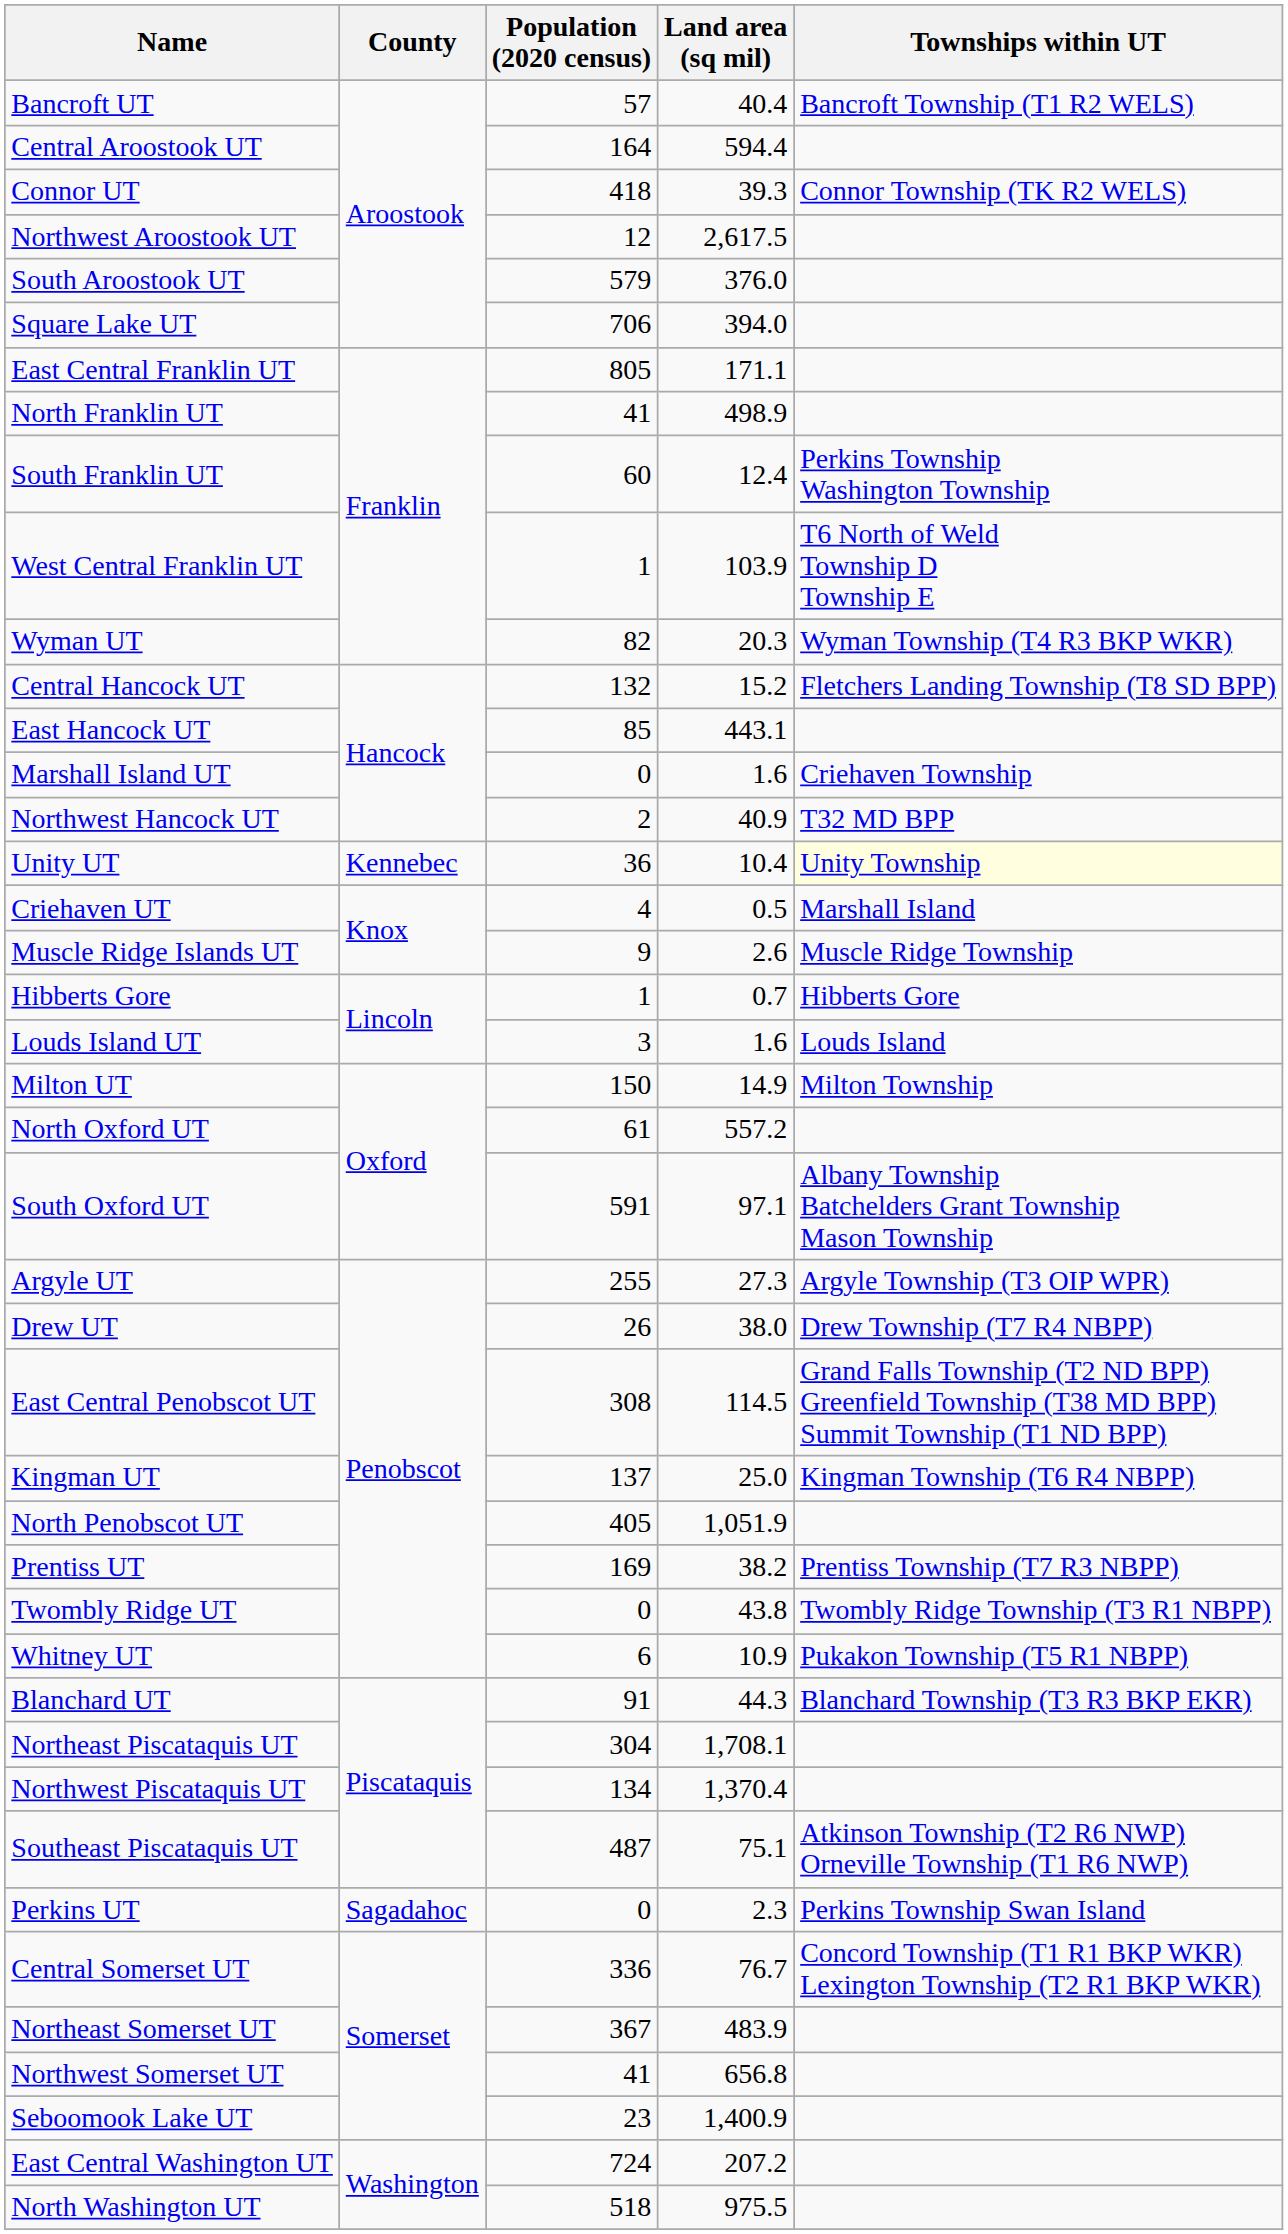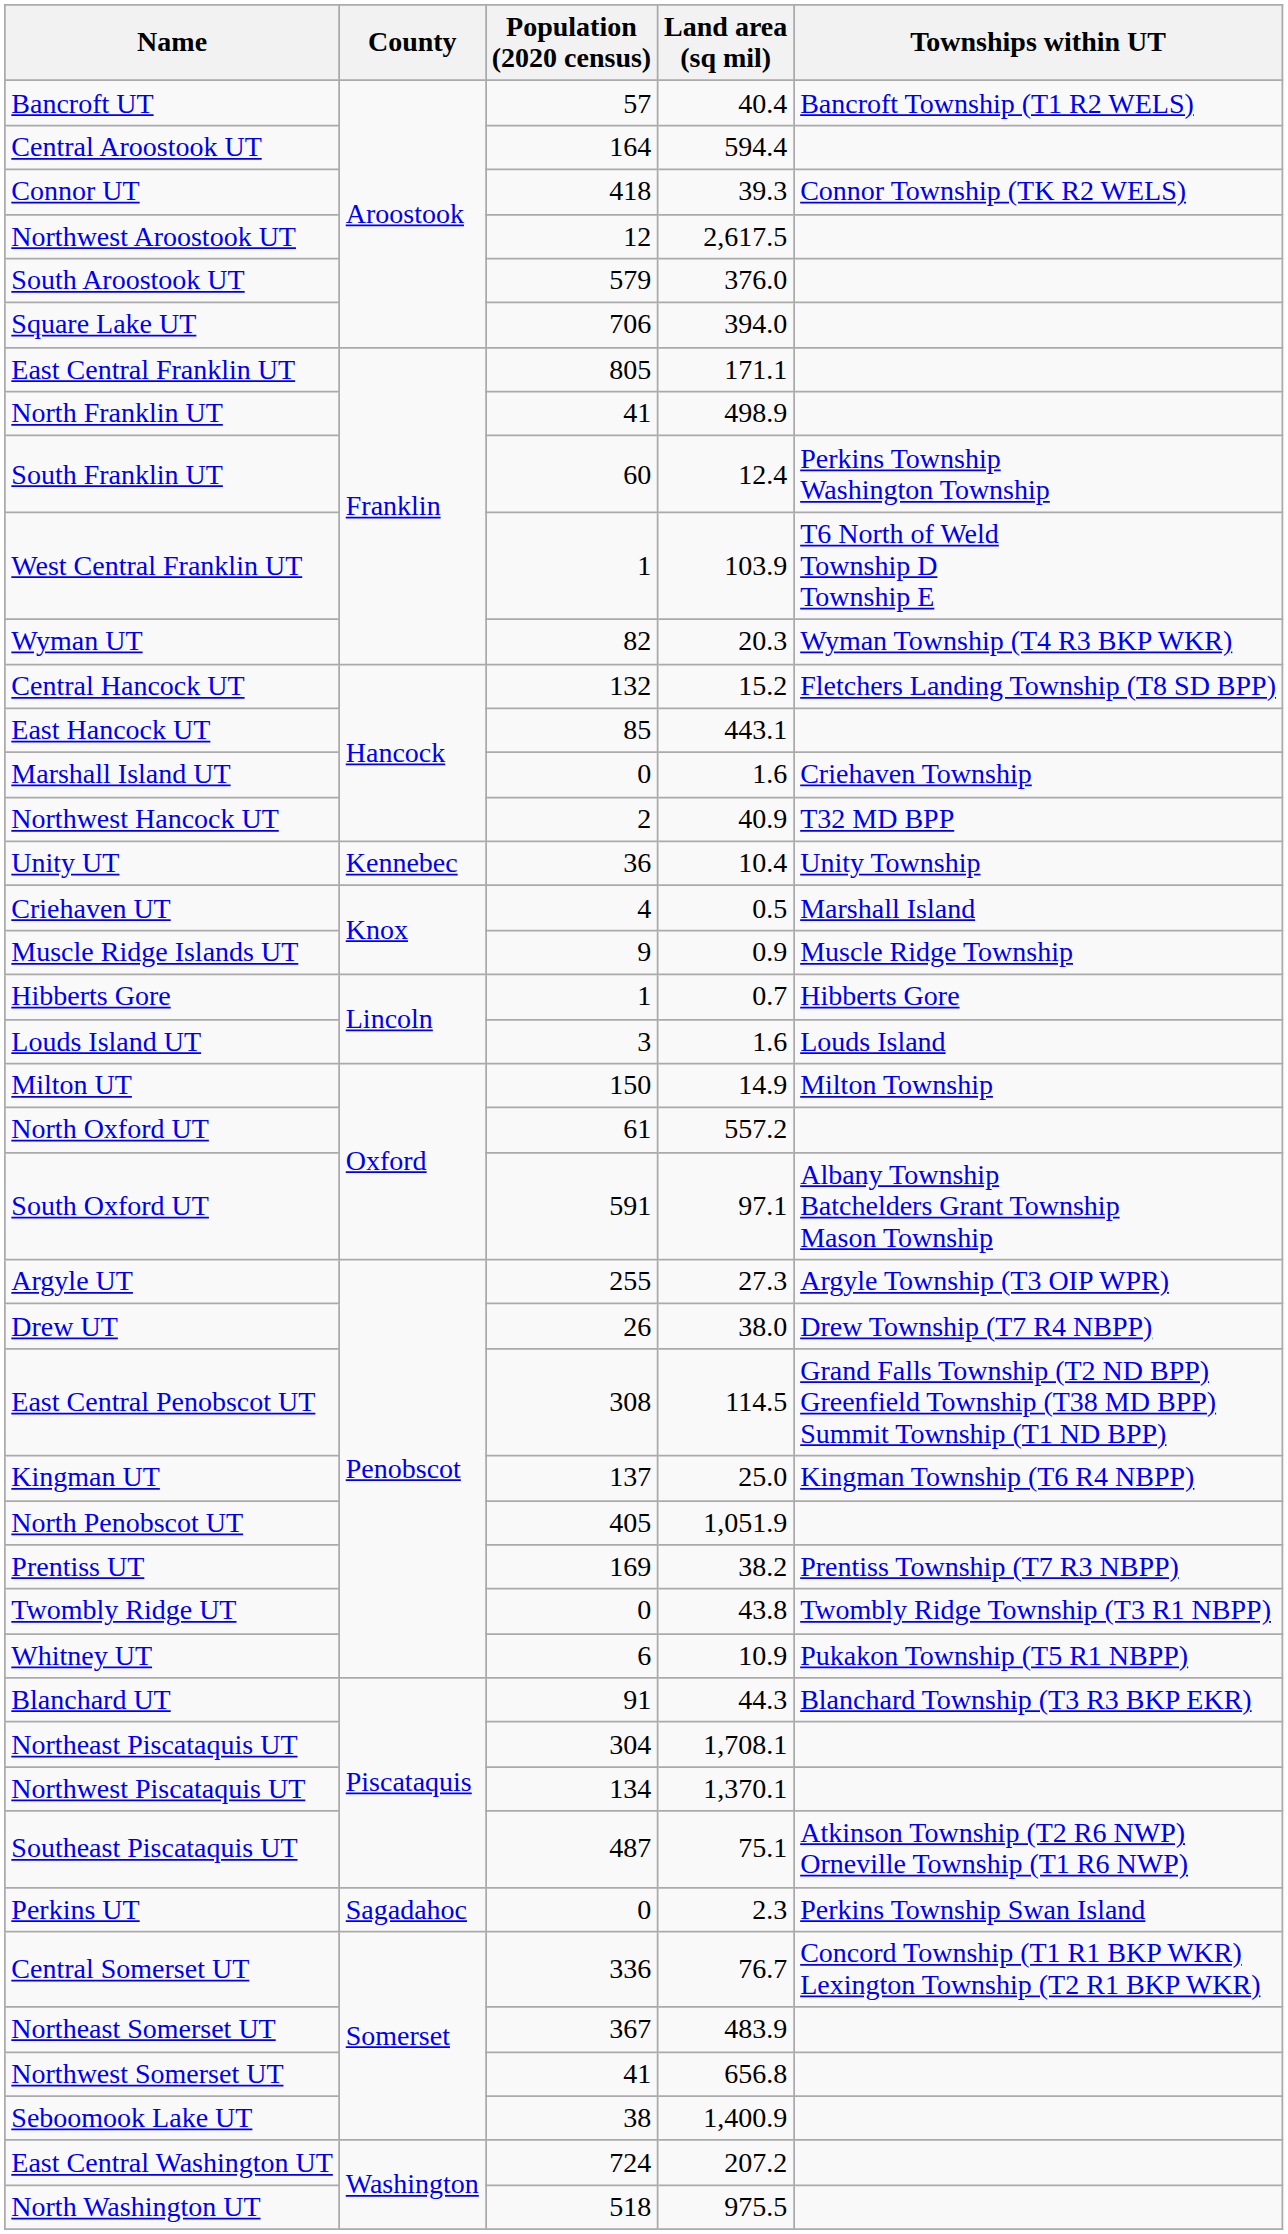(890, 863) lightyellow background -> (890, 863) no background
(770, 952) 2.6 -> (770, 952) 0.9
(745, 1788) 1,370.4 -> (745, 1788) 1,370.1
(637, 2117) 23 -> (637, 2117) 38
